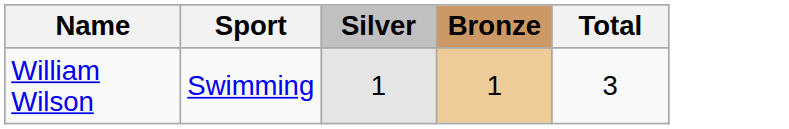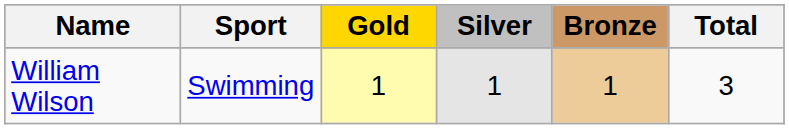+ column: (379, 26)
